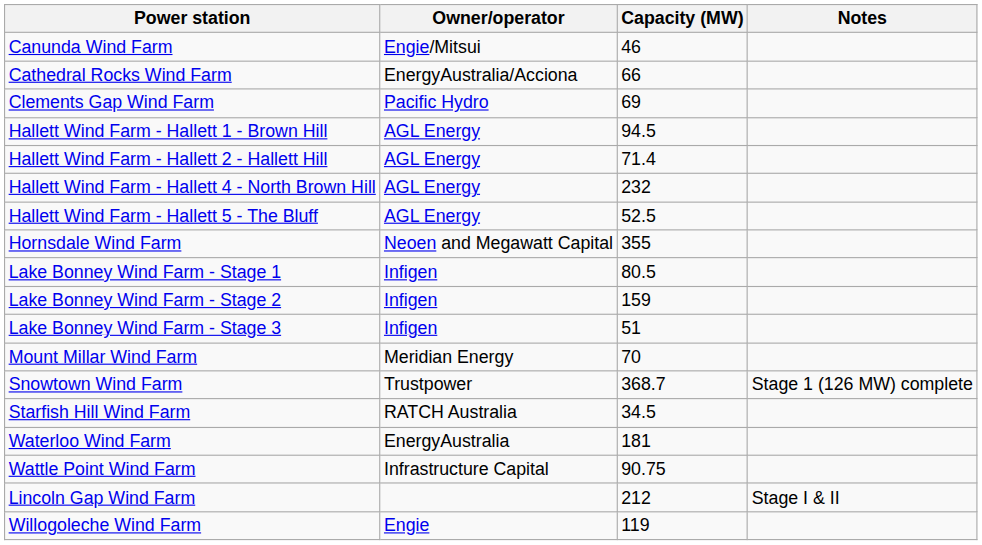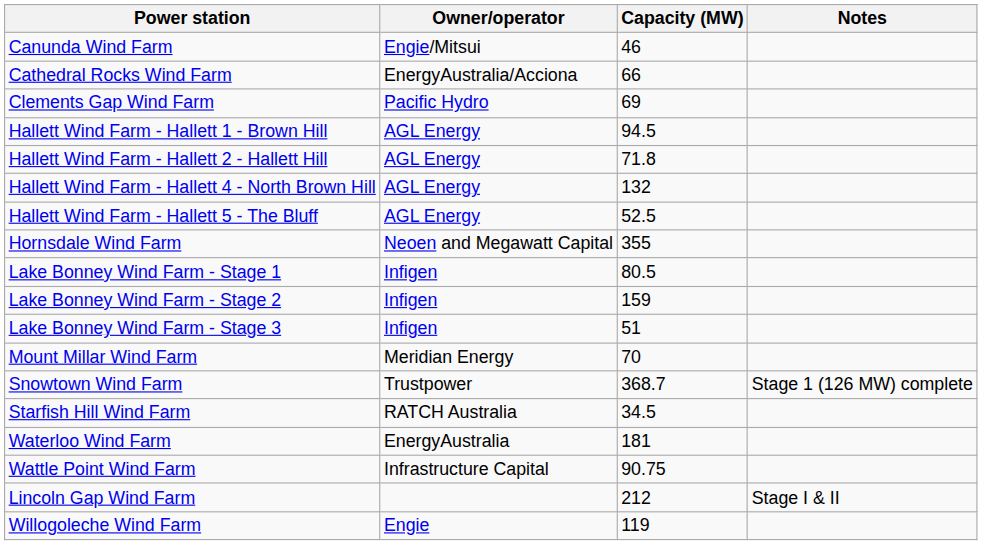(638, 159) 71.4 -> (638, 159) 71.8
(636, 187) 232 -> (636, 187) 132
